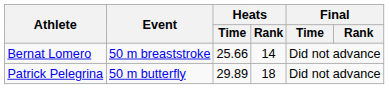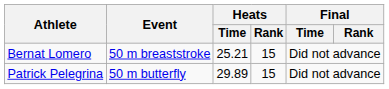(232, 54) 25.66 -> (232, 54) 25.21
(269, 54) 14 -> (269, 54) 15
(269, 74) 18 -> (269, 74) 15
